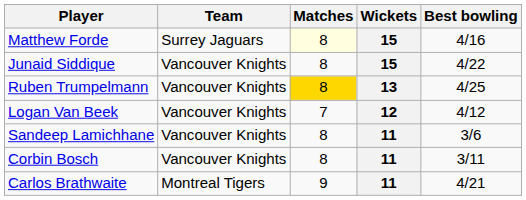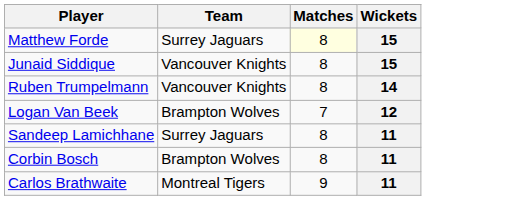- column: (471, 16)
(323, 87) gold background -> (323, 87) no background
(389, 87) 13 -> (389, 87) 14
(224, 111) Vancouver Knights -> (220, 111) Brampton Wolves
(224, 135) Vancouver Knights -> (212, 135) Surrey Jaguars
(224, 159) Vancouver Knights -> (220, 159) Brampton Wolves
